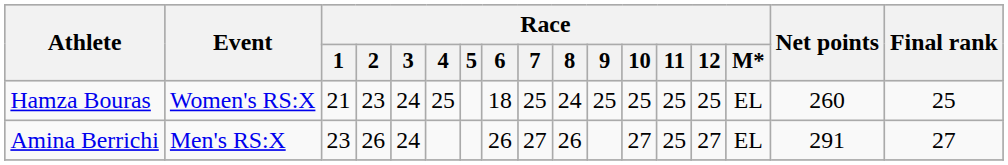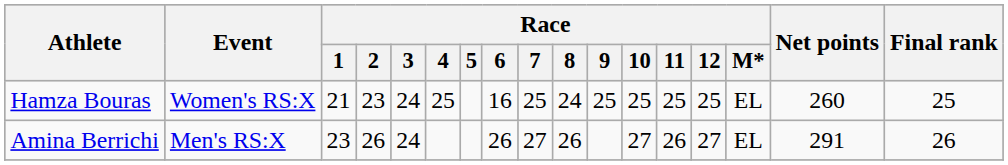(500, 100) 18 -> (500, 100) 16
(674, 139) 25 -> (674, 139) 26
(944, 139) 27 -> (944, 139) 26
